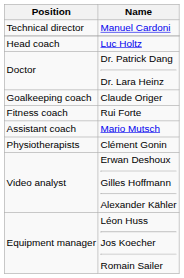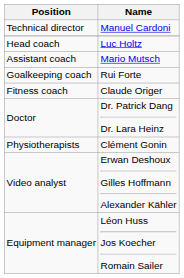rows swapped: (41, 129) <-> (21, 70)
(131, 97) Claude Origer -> (121, 75) Rui Forte
(121, 113) Rui Forte -> (131, 91) Claude Origer
